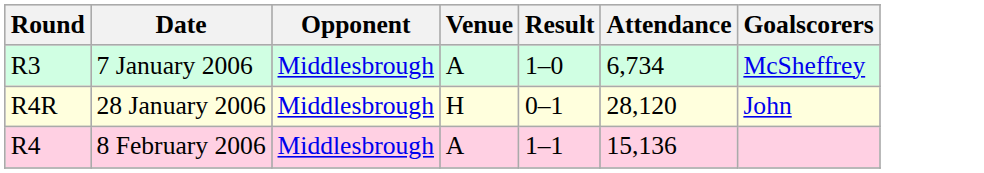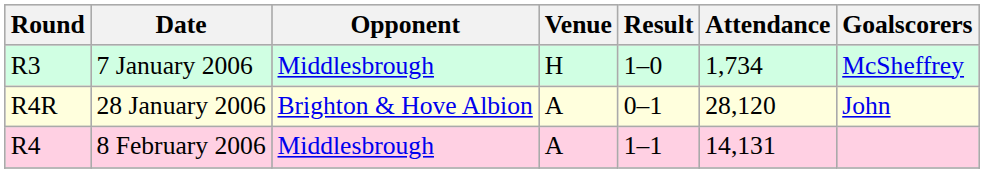(455, 65) A -> (554, 65) H
(635, 65) 6,734 -> (734, 65) 1,734
(356, 106) Middlesbrough -> (405, 106) Brighton & Hove Albion
(455, 106) H -> (554, 106) A
(642, 146) 15,136 -> (740, 146) 14,131
